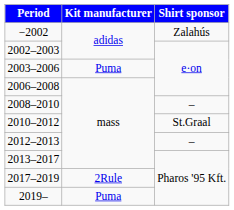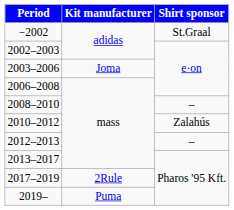(192, 31) Zalahús -> (192, 31) St.Graal
(108, 68) Puma -> (108, 68) Joma
(192, 123) St.Graal -> (192, 123) Zalahús
